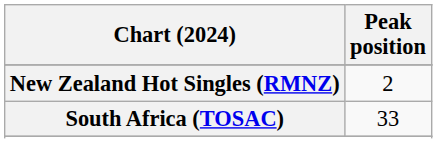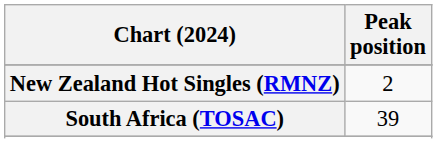(388, 118) 33 -> (388, 118) 39
